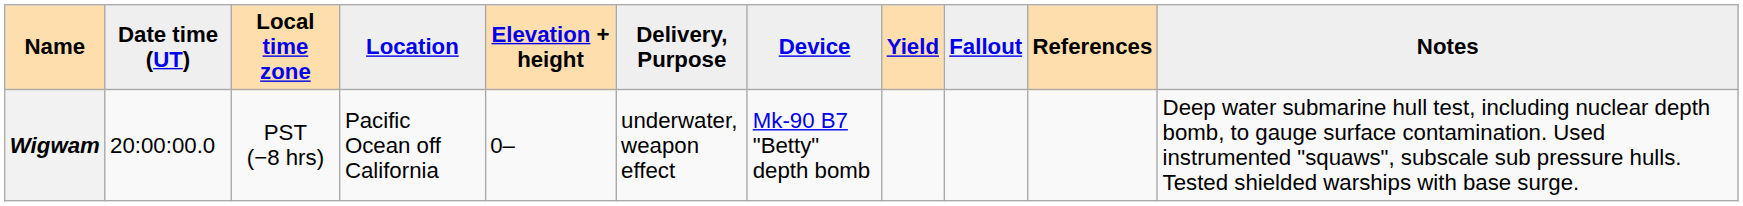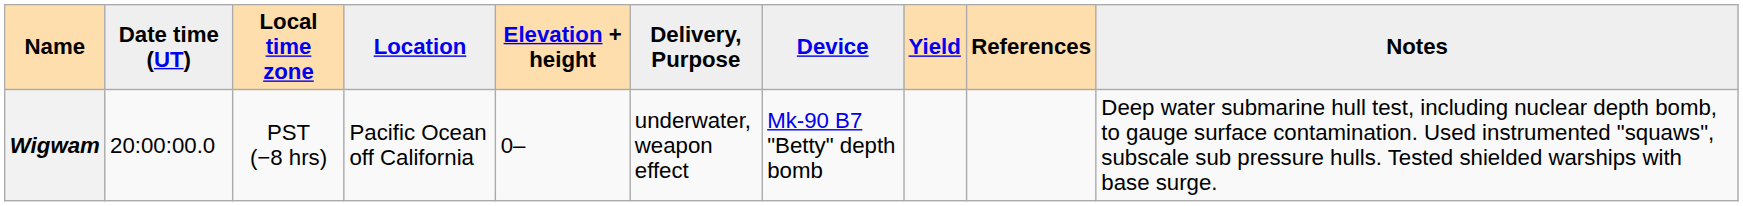- column: (986, 47)
